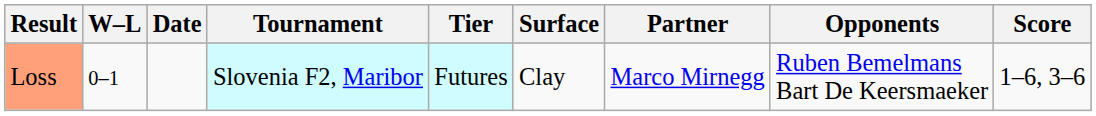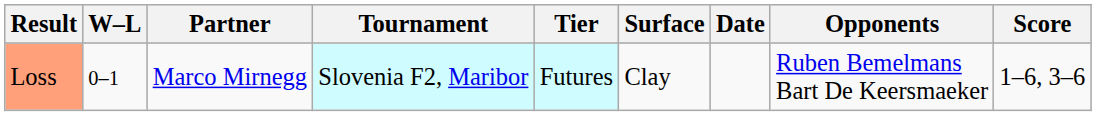columns swapped: (177, 23) <-> (688, 23)
